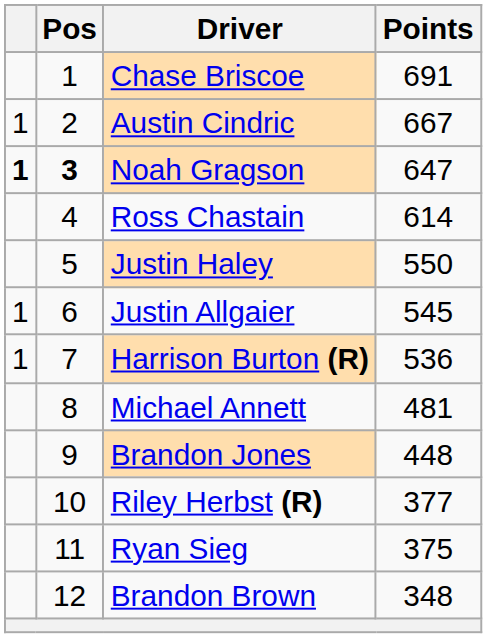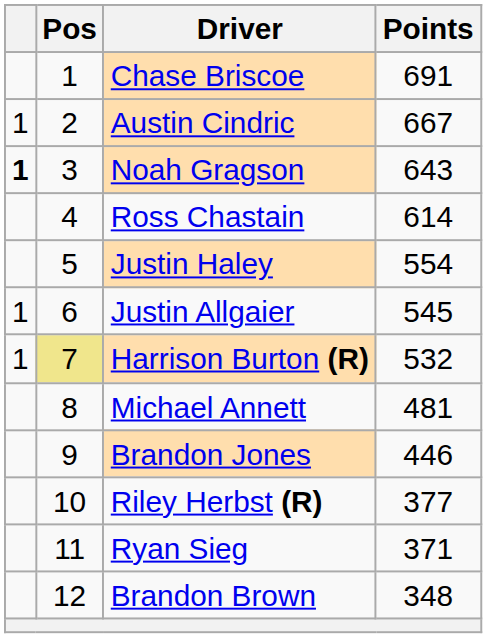(70, 170) bold -> (70, 170) normal
(428, 170) 647 -> (428, 170) 643
(428, 265) 550 -> (428, 265) 554
(70, 359) no background -> (70, 359) khaki background
(428, 359) 536 -> (428, 359) 532
(428, 453) 448 -> (428, 453) 446
(428, 548) 375 -> (428, 548) 371
